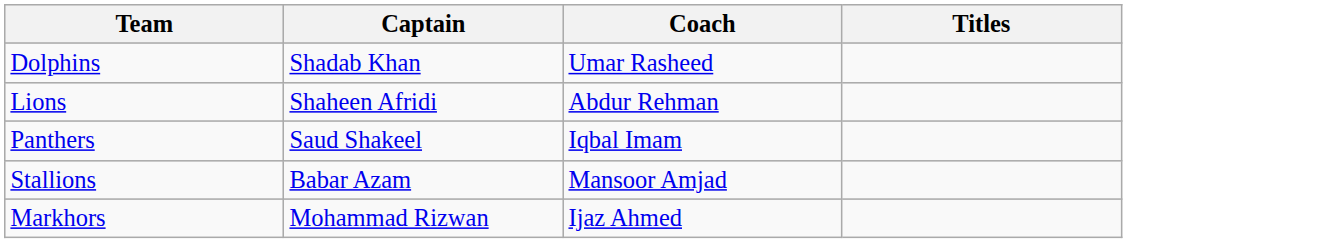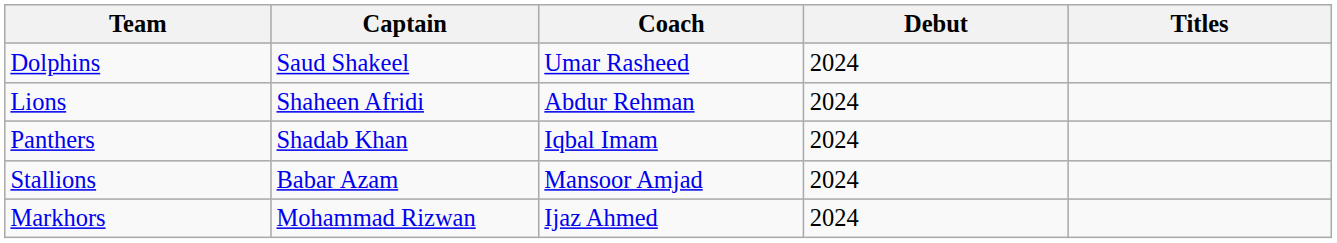+ column: (936, 23)
(355, 62) Shadab Khan -> (343, 62) Saud Shakeel
(356, 140) Saud Shakeel -> (342, 140) Shadab Khan
